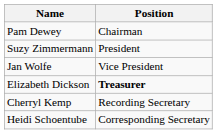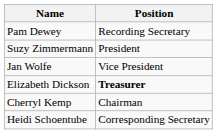(120, 31) Chairman -> (144, 31) Recording Secretary
(144, 102) Recording Secretary -> (120, 102) Chairman
